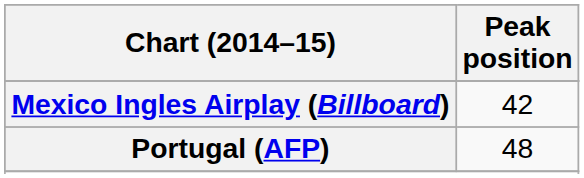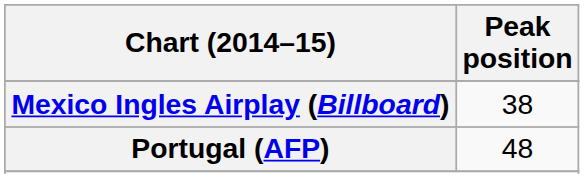(518, 103) 42 -> (518, 103) 38
